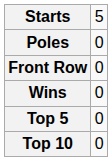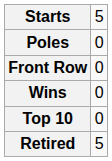- row: (48, 118)
+ row: (48, 144)
